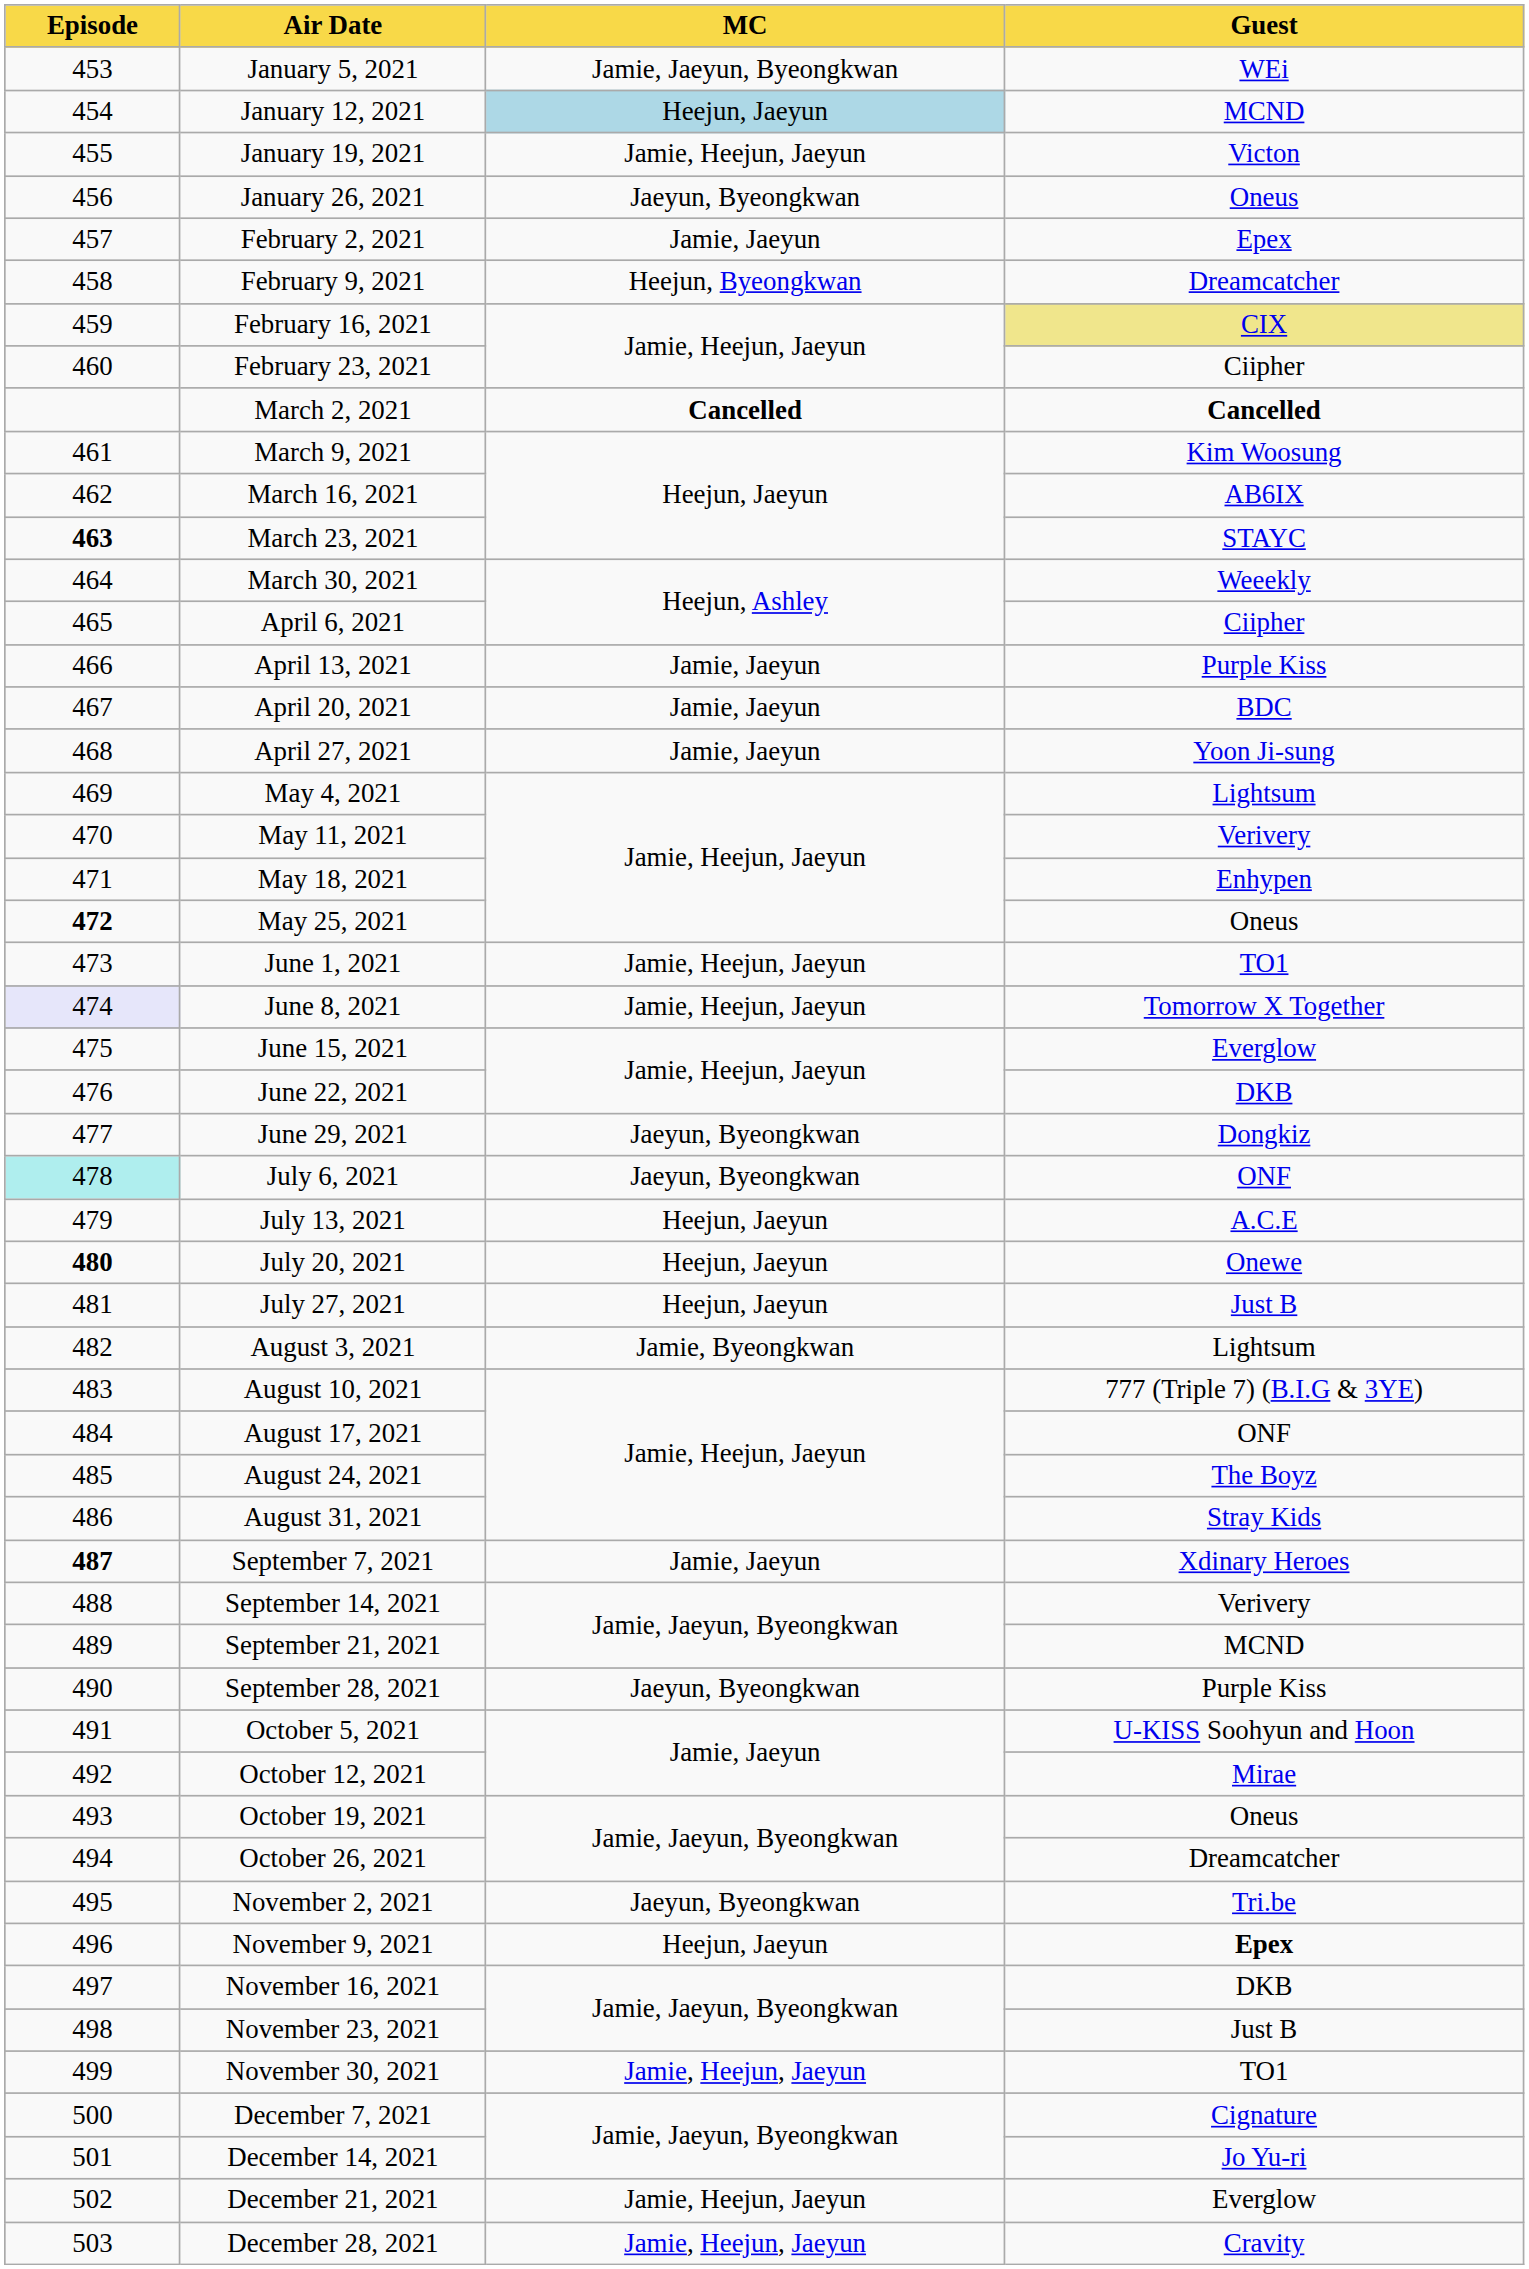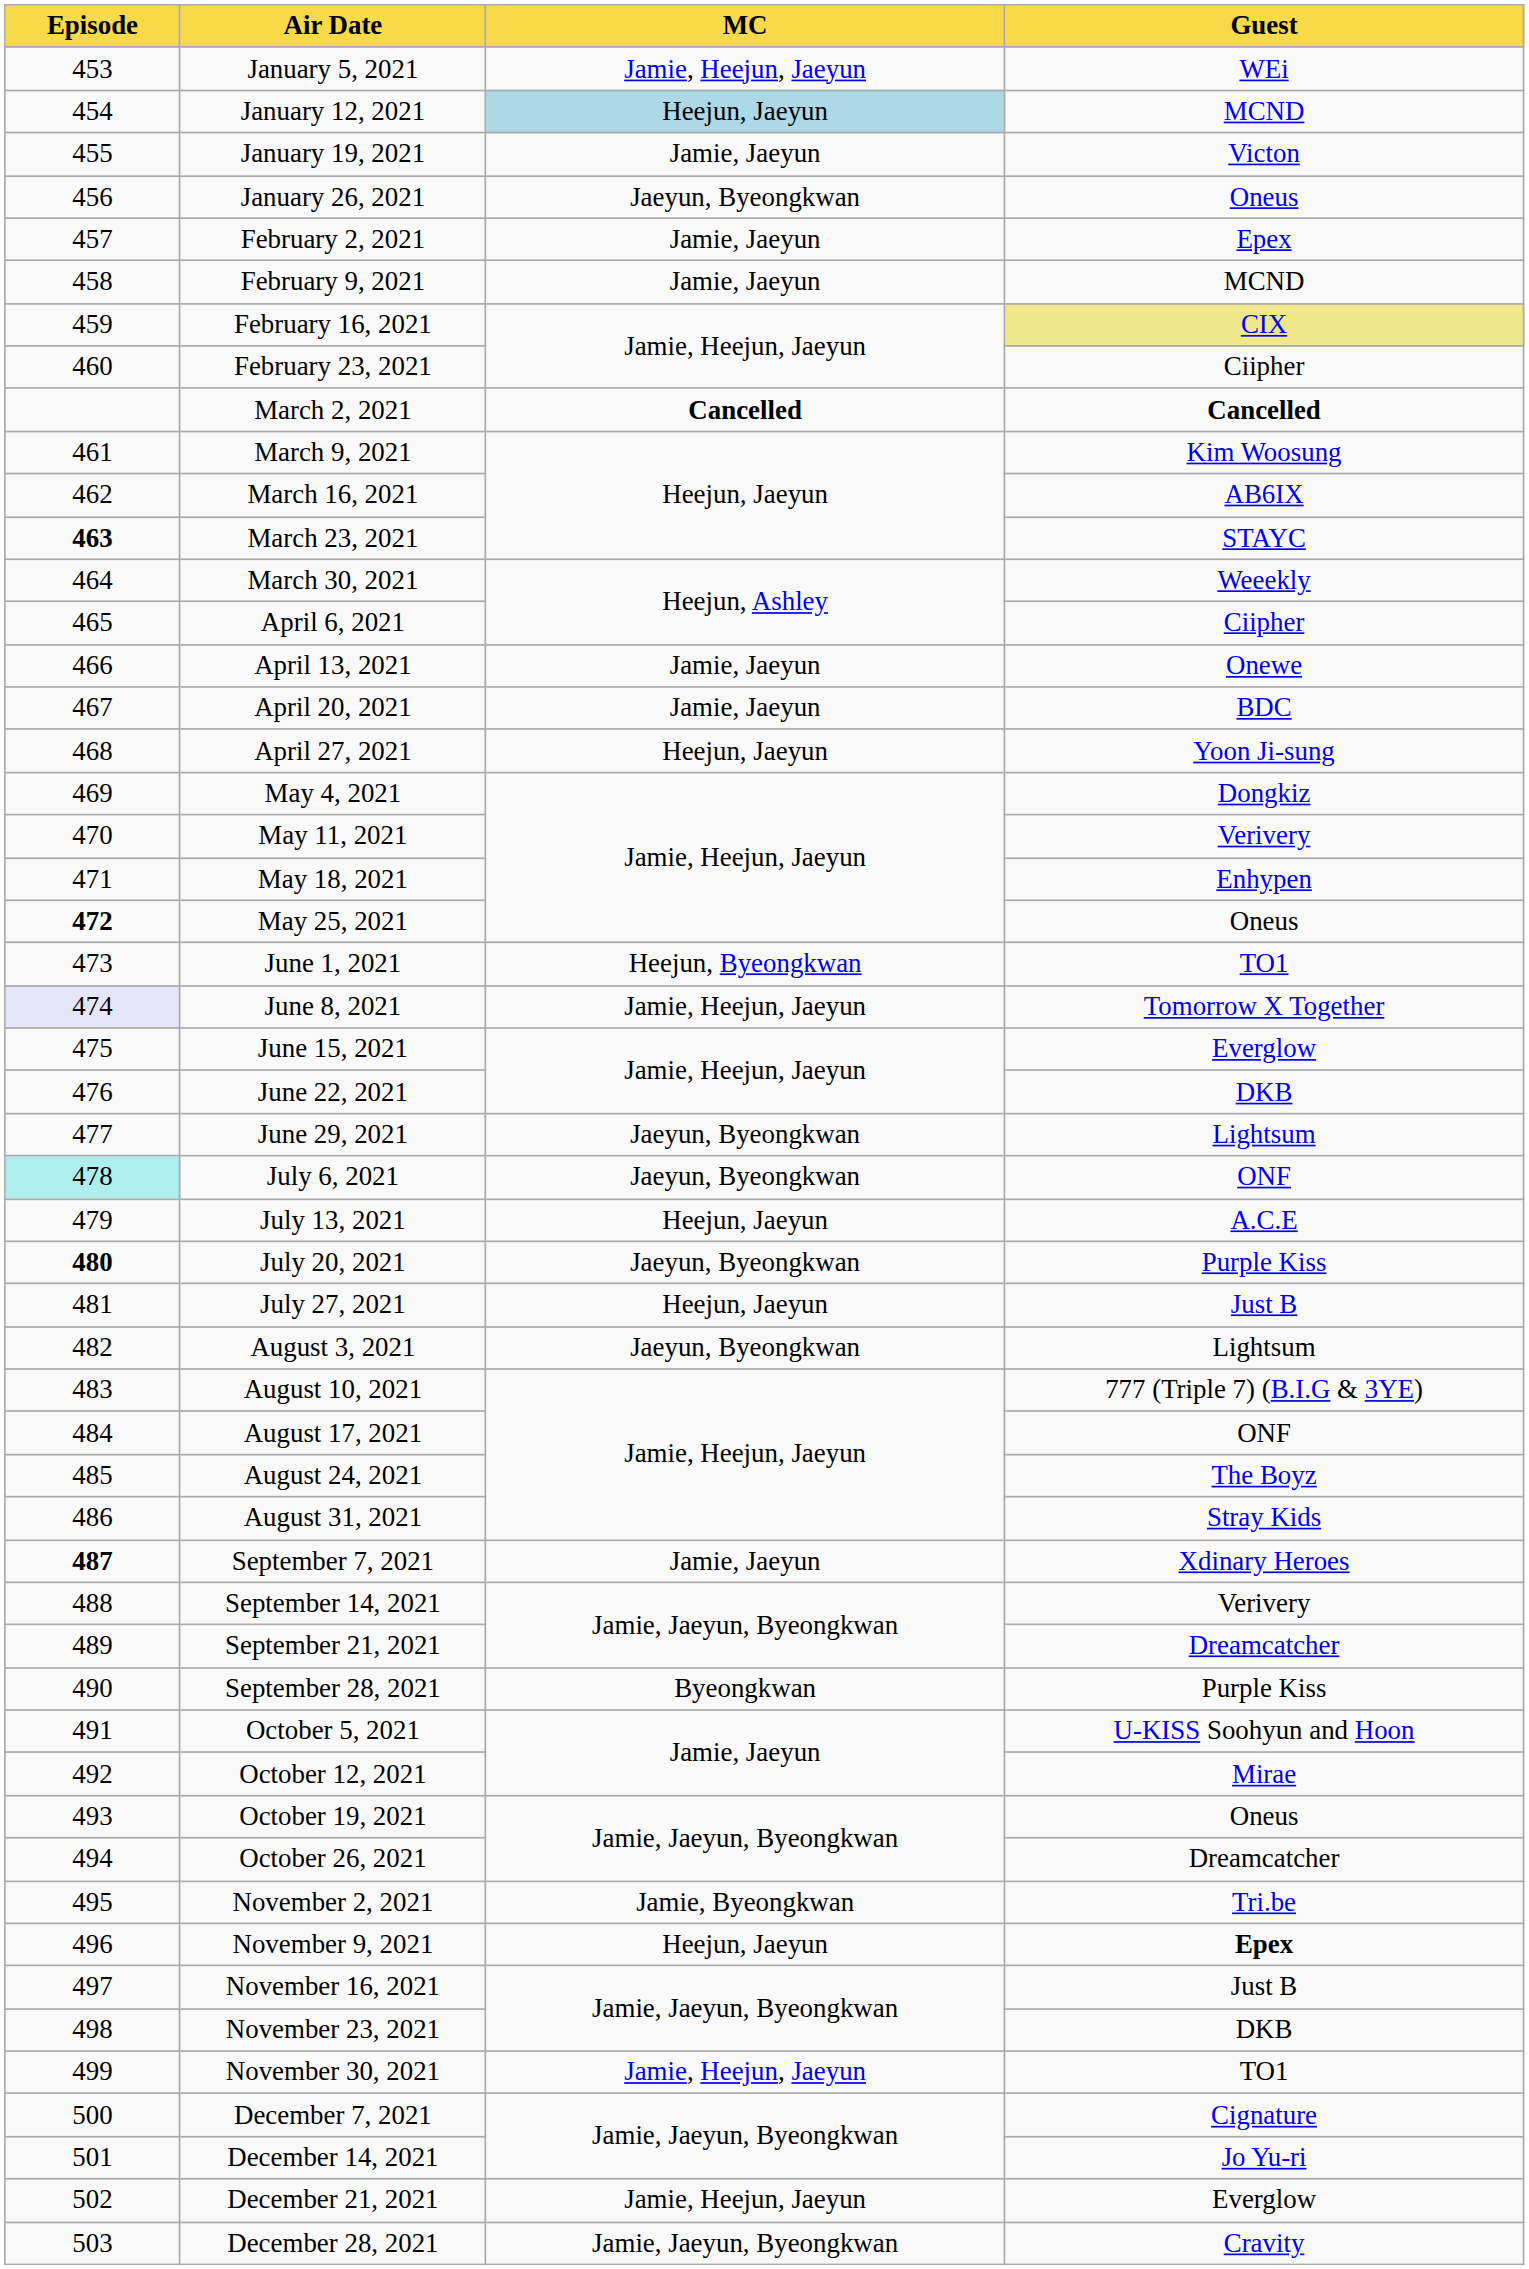(745, 68) Jamie, Jaeyun, Byeongkwan -> (745, 68) Jamie, Heejun, Jaeyun
(745, 153) Jamie, Heejun, Jaeyun -> (745, 153) Jamie, Jaeyun
(745, 281) Heejun, Byeongkwan -> (745, 281) Jamie, Jaeyun
(1264, 281) Dreamcatcher -> (1264, 281) MCND
(1264, 665) Purple Kiss -> (1264, 665) Onewe
(745, 750) Jamie, Jaeyun -> (745, 750) Heejun, Jaeyun
(1264, 793) Lightsum -> (1264, 793) Dongkiz
(745, 963) Jamie, Heejun, Jaeyun -> (745, 963) Heejun, Byeongkwan
(1264, 1134) Dongkiz -> (1264, 1134) Lightsum
(745, 1262) Heejun, Jaeyun -> (745, 1262) Jaeyun, Byeongkwan
(1264, 1262) Onewe -> (1264, 1262) Purple Kiss
(745, 1347) Jamie, Byeongkwan -> (745, 1347) Jaeyun, Byeongkwan
(1264, 1645) MCND -> (1264, 1645) Dreamcatcher
(745, 1688) Jaeyun, Byeongkwan -> (745, 1688) Byeongkwan
(745, 1901) Jaeyun, Byeongkwan -> (745, 1901) Jamie, Byeongkwan
(1264, 1986) DKB -> (1264, 1986) Just B
(1264, 2029) Just B -> (1264, 2029) DKB
(745, 2242) Jamie, Heejun, Jaeyun -> (745, 2242) Jamie, Jaeyun, Byeongkwan
